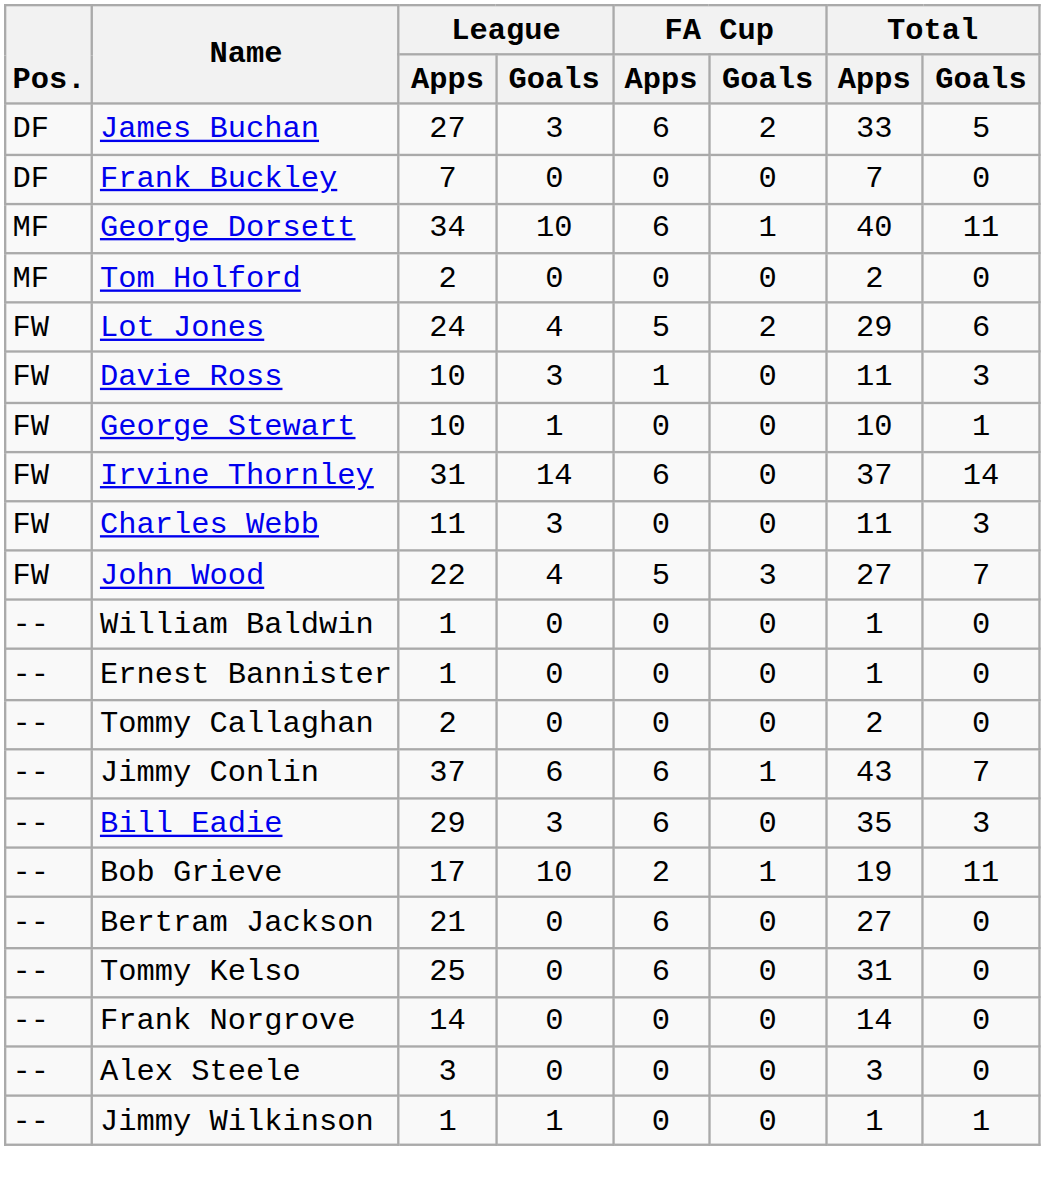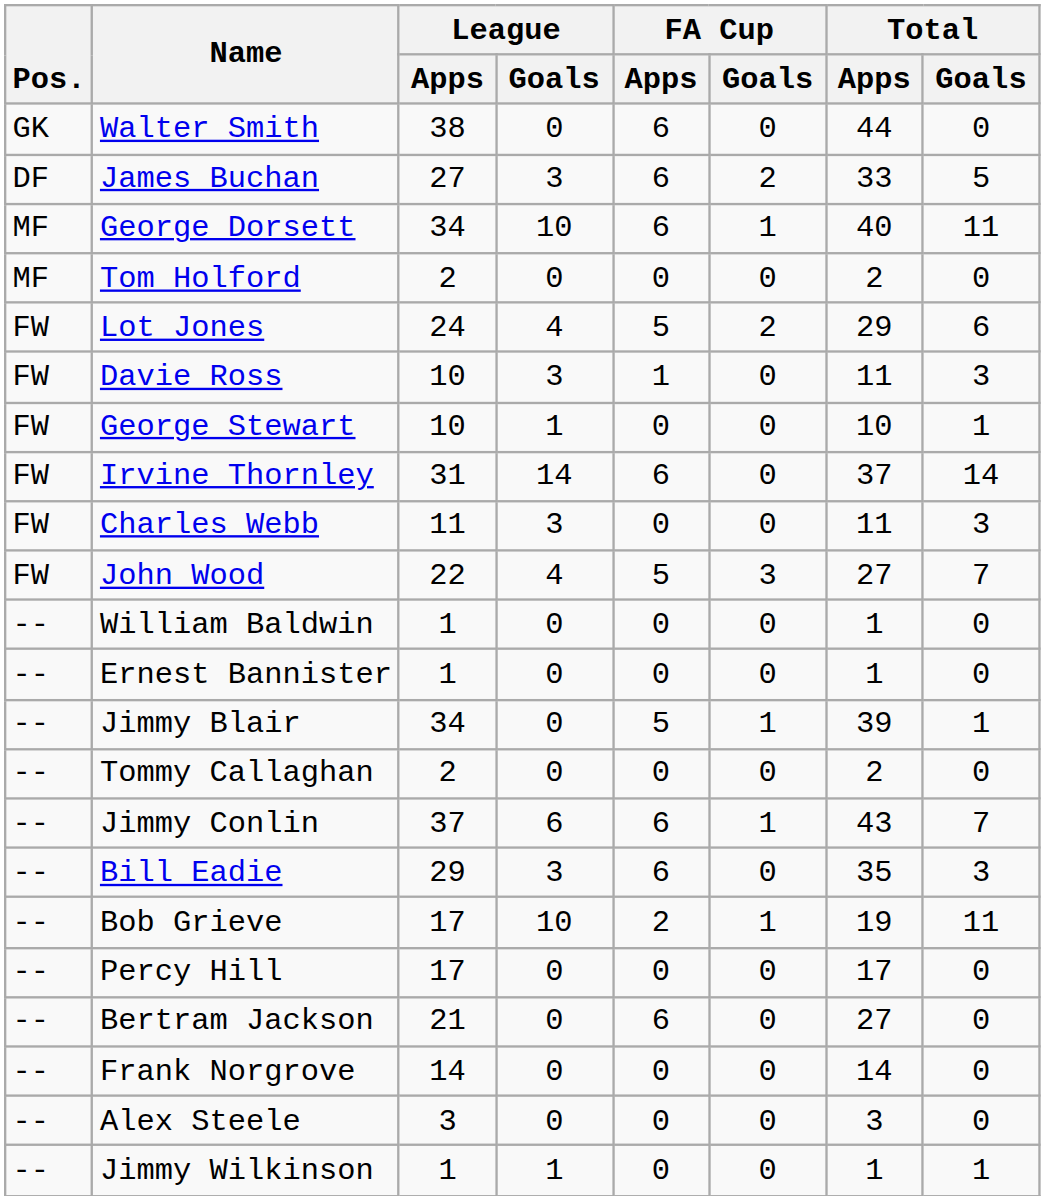+ row: (209, 129)
- row: (219, 179)
+ row: (200, 724)
+ row: (191, 972)
- row: (200, 972)
